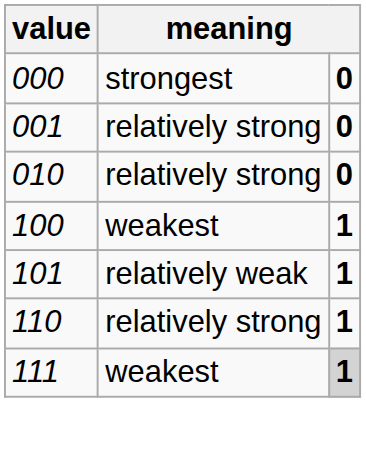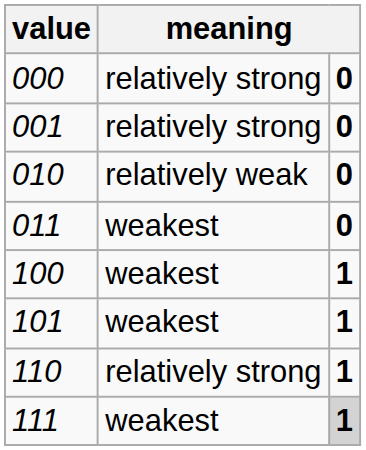(169, 77) strongest -> (213, 77) relatively strong
(213, 175) relatively strong -> (207, 175) relatively weak
+ row: (37, 224)
(207, 273) relatively weak -> (162, 322) weakest
